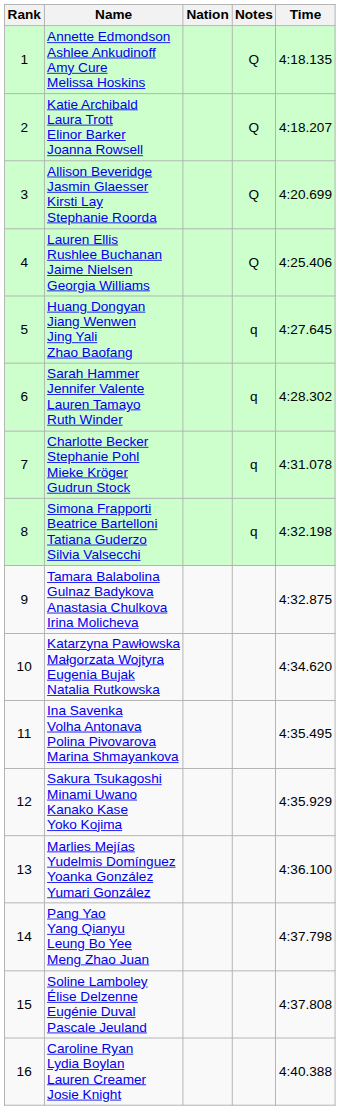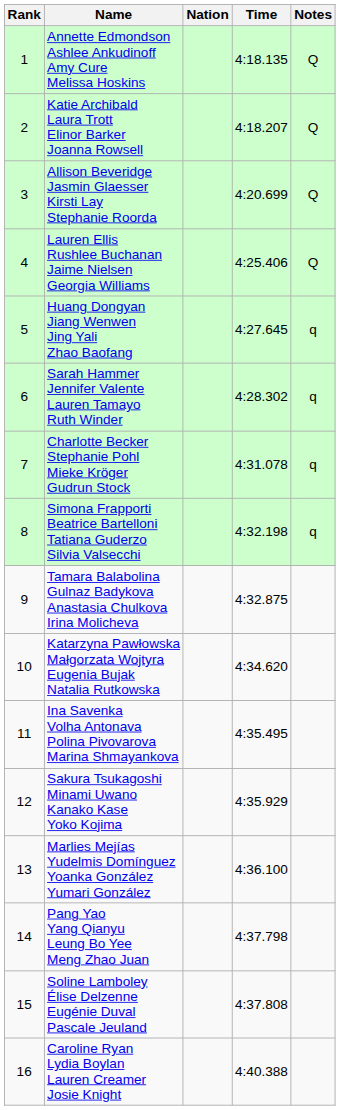columns swapped: (305, 15) <-> (254, 15)
